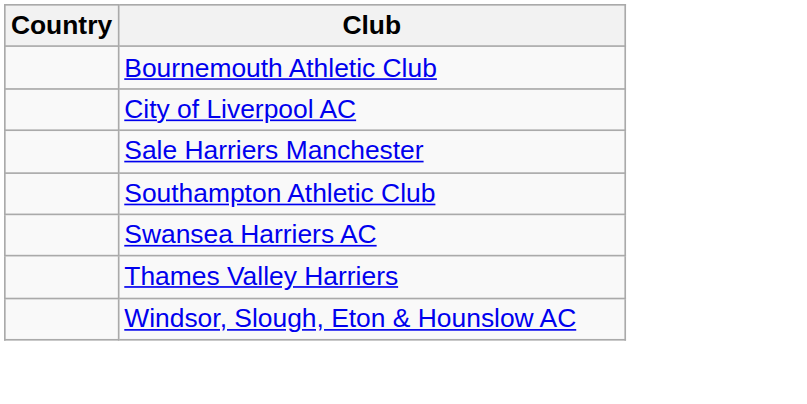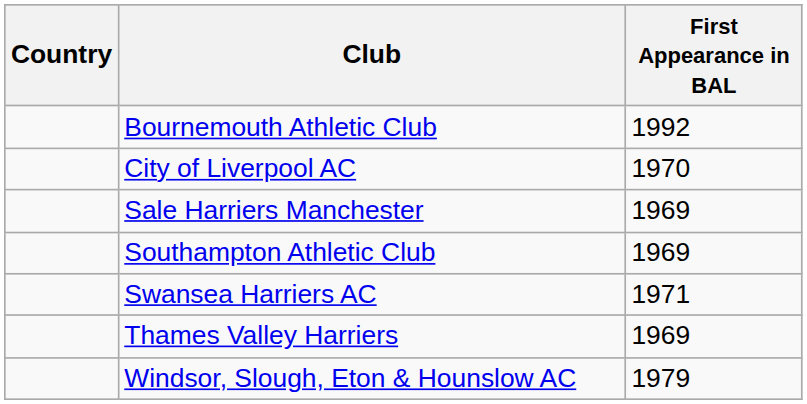+ column: (714, 56)
